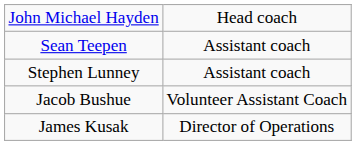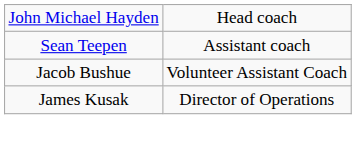- row: (84, 72)
